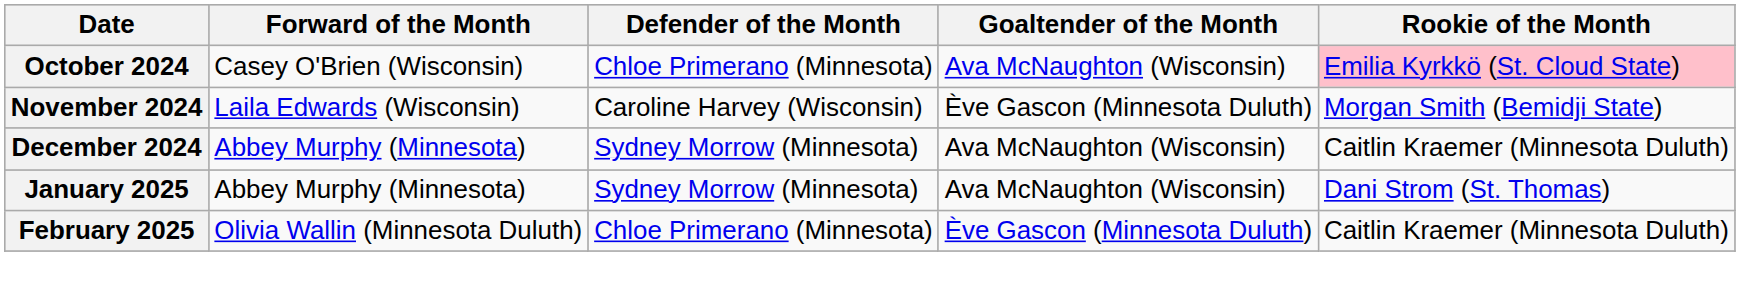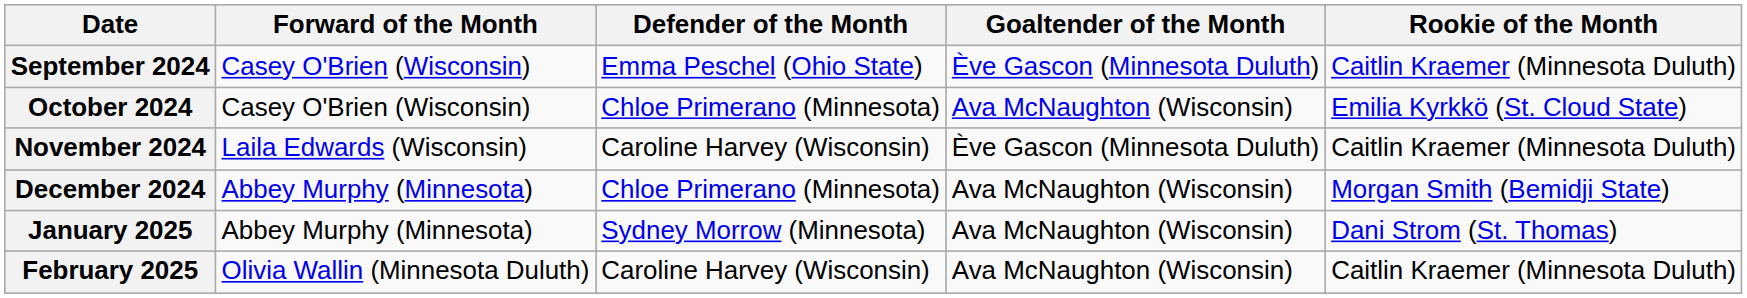+ row: (110, 66)
(1502, 66) pink background -> (1509, 107) no background
(1493, 107) Morgan Smith (Bemidji State) -> (1534, 148) Caitlin Kraemer (Minnesota Duluth)
(756, 148) Sydney Morrow (Minnesota) -> (771, 189) Chloe Primerano (Minnesota)
(1526, 148) Caitlin Kraemer (Minnesota Duluth) -> (1500, 189) Morgan Smith (Bemidji State)
(763, 230) Chloe Primerano (Minnesota) -> (766, 271) Caroline Harvey (Wisconsin)
(1128, 230) Ève Gascon (Minnesota Duluth) -> (1122, 271) Ava McNaughton (Wisconsin)
